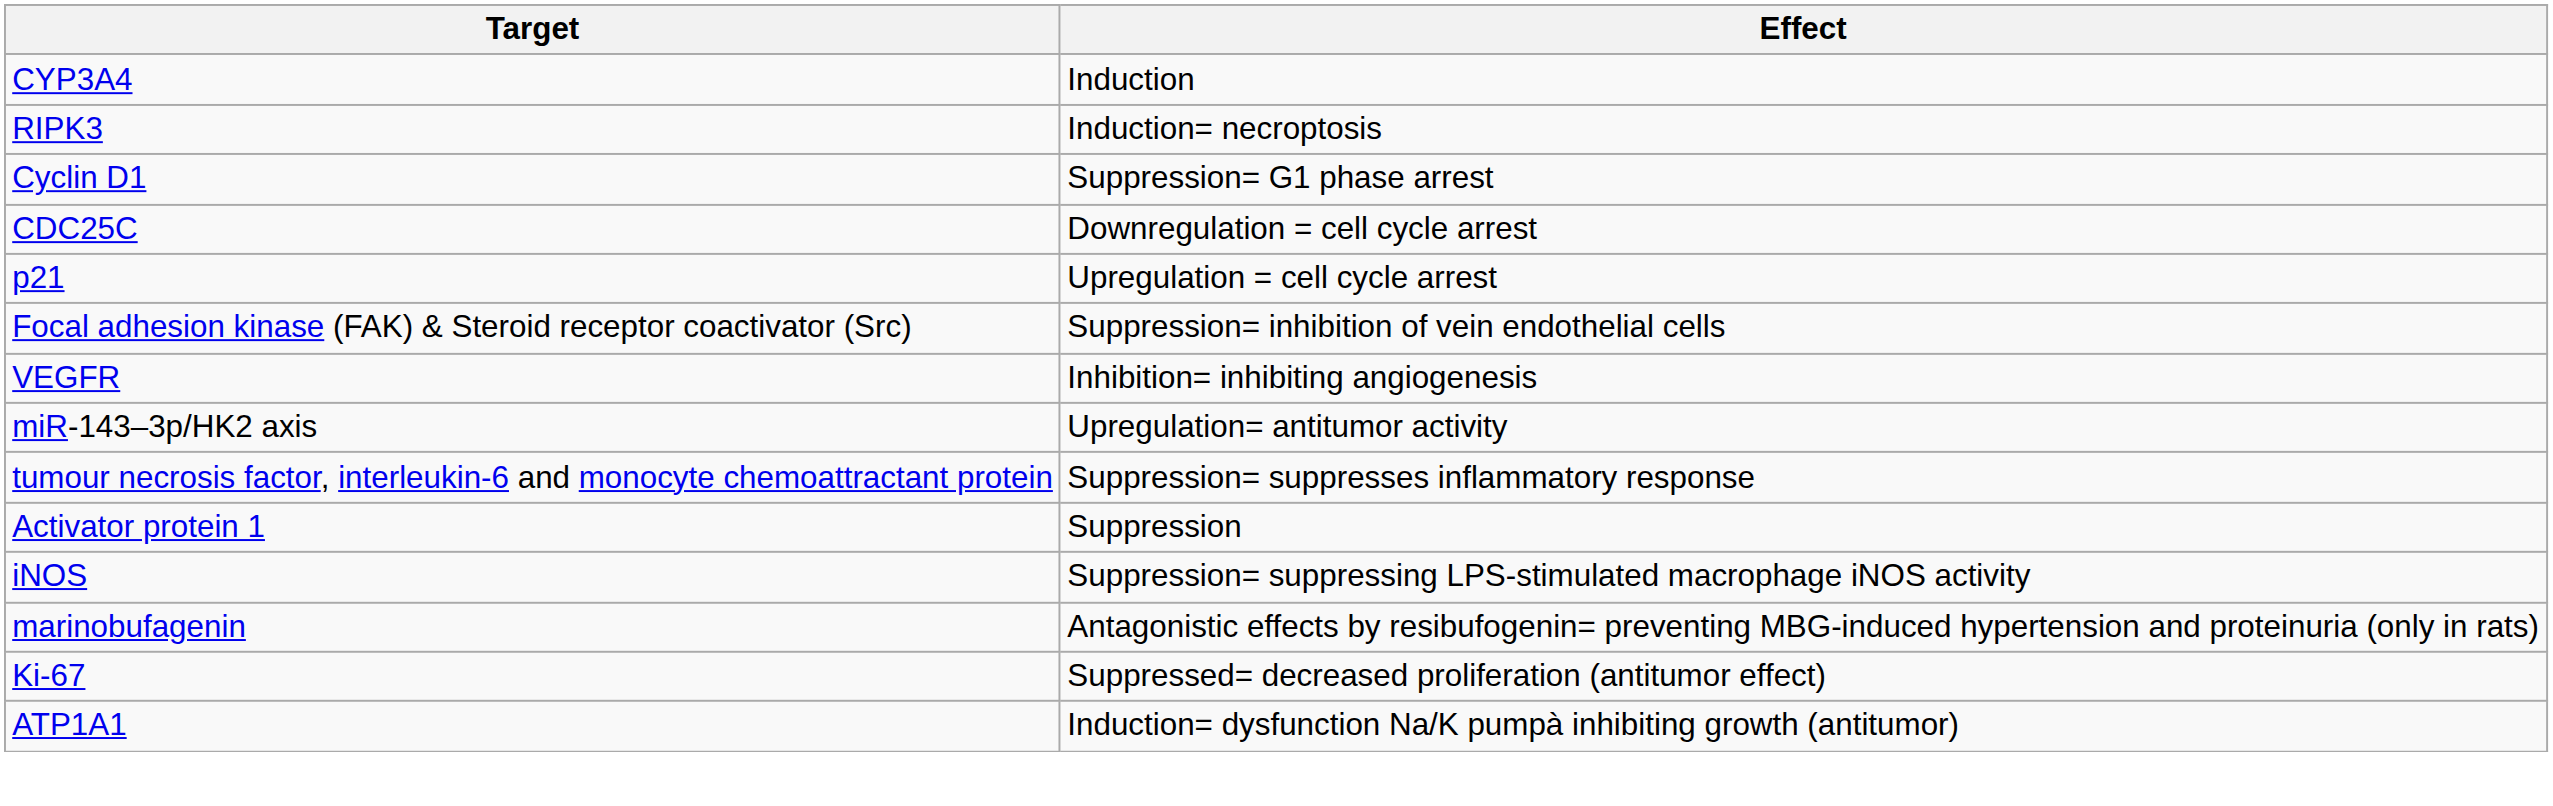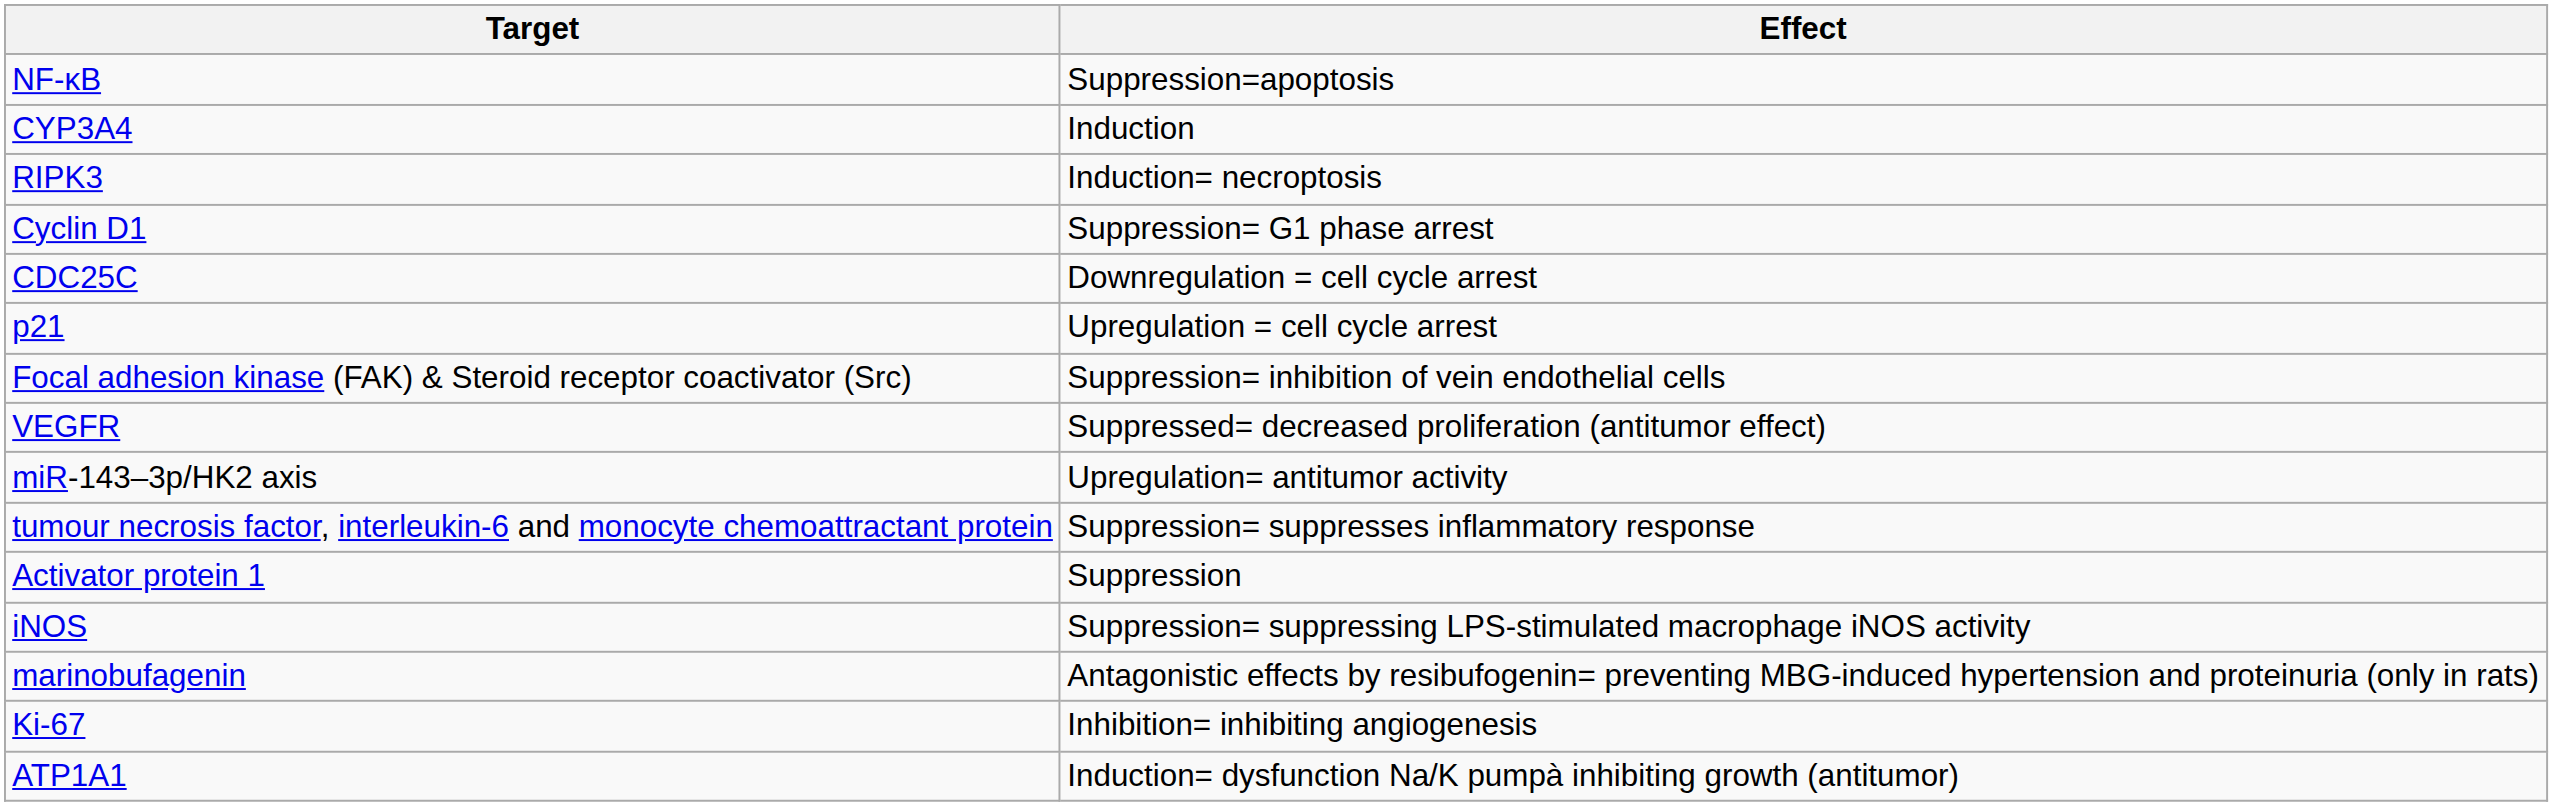+ row: (57, 79)
(1302, 377) Inhibition= inhibiting angiogenesis -> (1447, 427) Suppressed= decreased proliferation (antitumor effect)
(1447, 675) Suppressed= decreased proliferation (antitumor effect) -> (1302, 725) Inhibition= inhibiting angiogenesis
